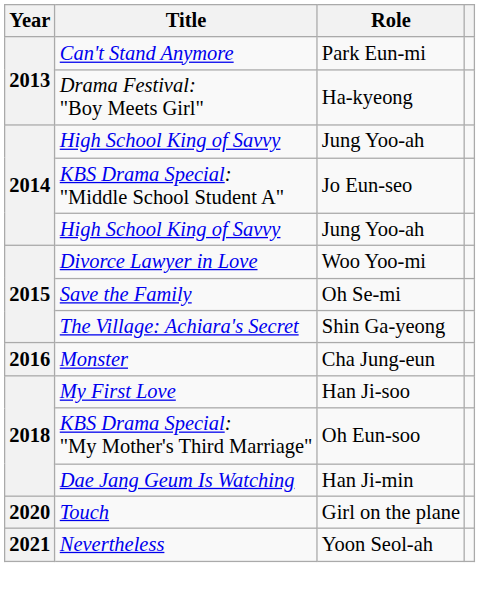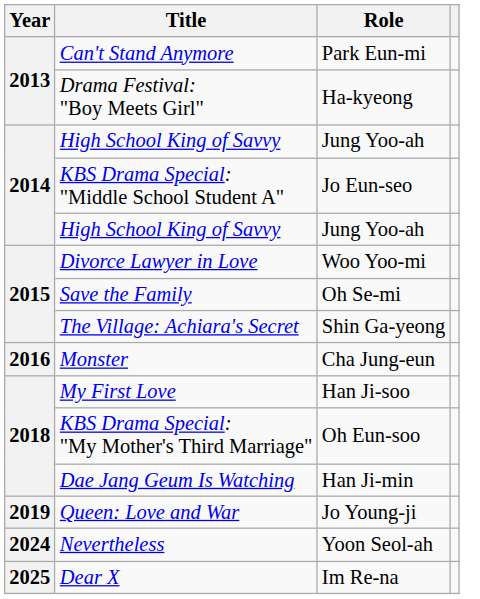+ row: (150, 512)
- row: (84, 512)
(30, 544) 2021 -> (30, 544) 2024
+ row: (90, 577)
